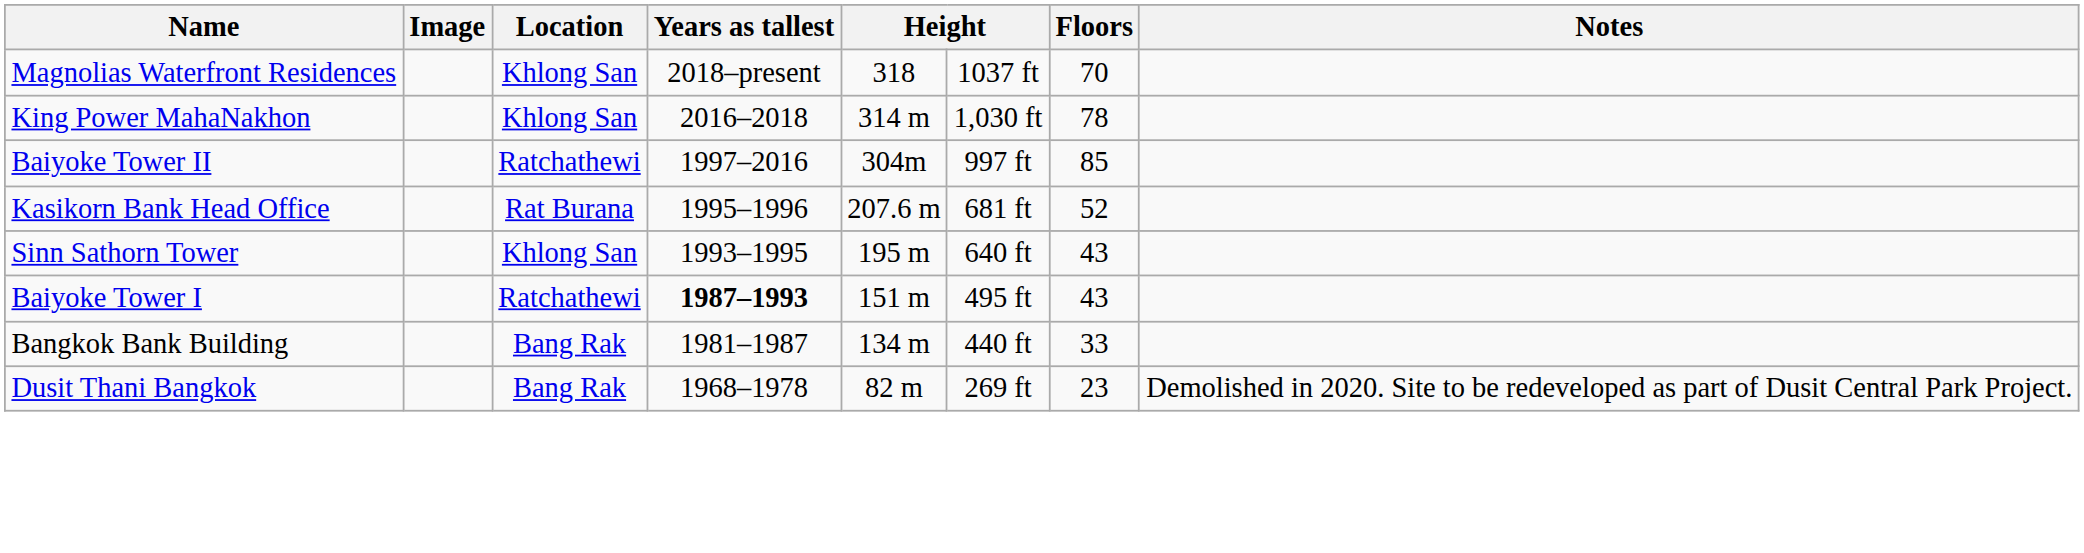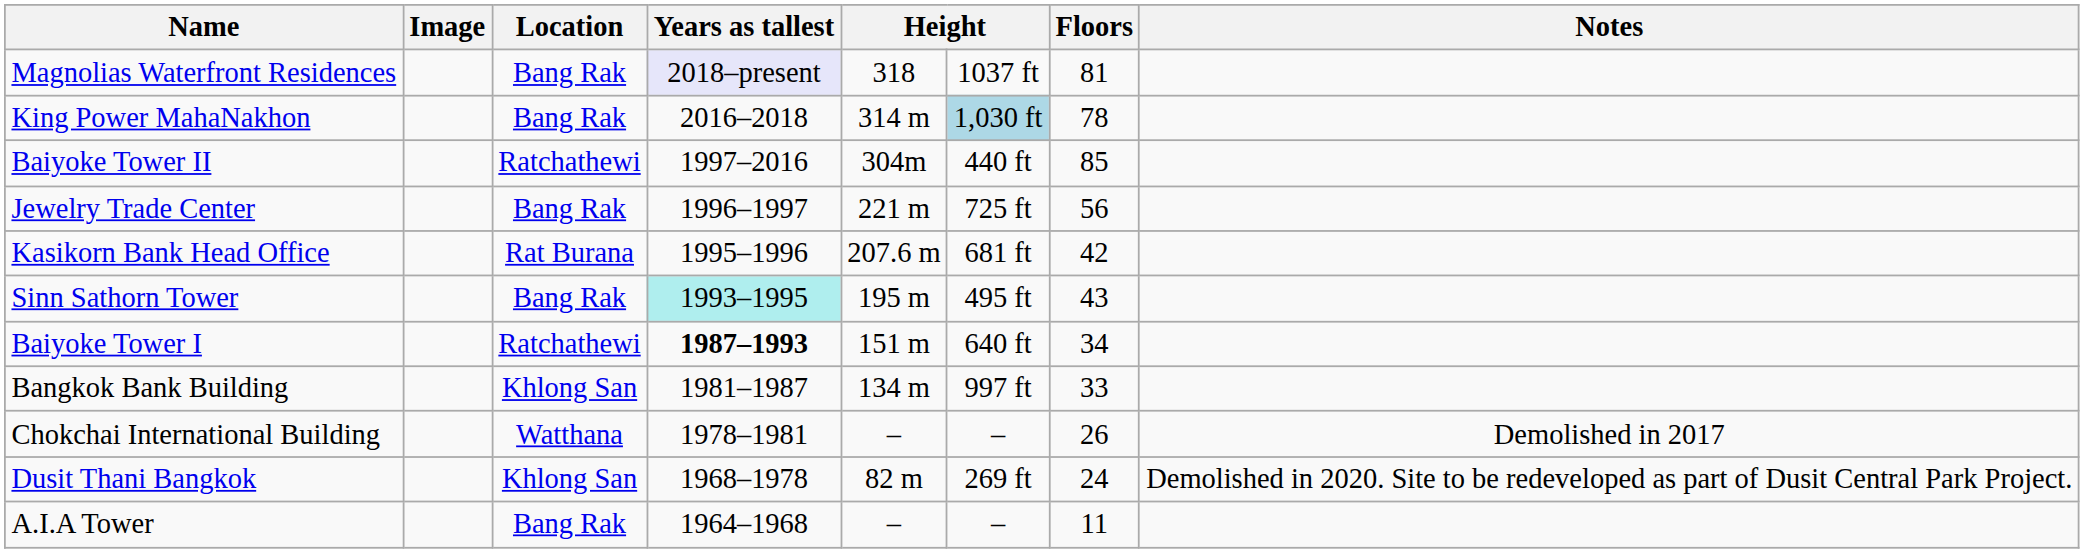(570, 72) Khlong San -> (570, 72) Bang Rak
(744, 72) no background -> (744, 72) lavender background
(1094, 72) 70 -> (1094, 72) 81
(570, 117) Khlong San -> (570, 117) Bang Rak
(998, 117) no background -> (998, 117) lightblue background
(998, 162) 997 ft -> (998, 162) 440 ft
+ row: (133, 207)
(1094, 207) 52 -> (1094, 252) 42
(570, 252) Khlong San -> (570, 298) Bang Rak
(744, 252) no background -> (744, 298) paleturquoise background
(998, 252) 640 ft -> (998, 298) 495 ft
(998, 298) 495 ft -> (998, 343) 640 ft
(1094, 298) 43 -> (1094, 343) 34
(570, 343) Bang Rak -> (570, 388) Khlong San
(998, 343) 440 ft -> (998, 388) 997 ft
+ row: (196, 433)
(570, 388) Bang Rak -> (570, 478) Khlong San
(1094, 388) 23 -> (1094, 478) 24
+ row: (83, 523)
